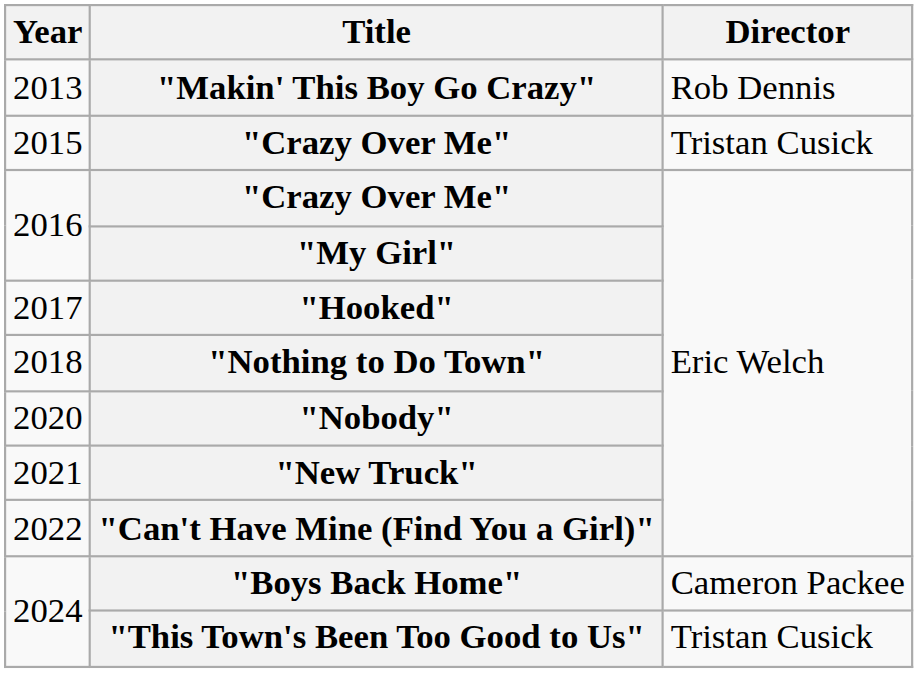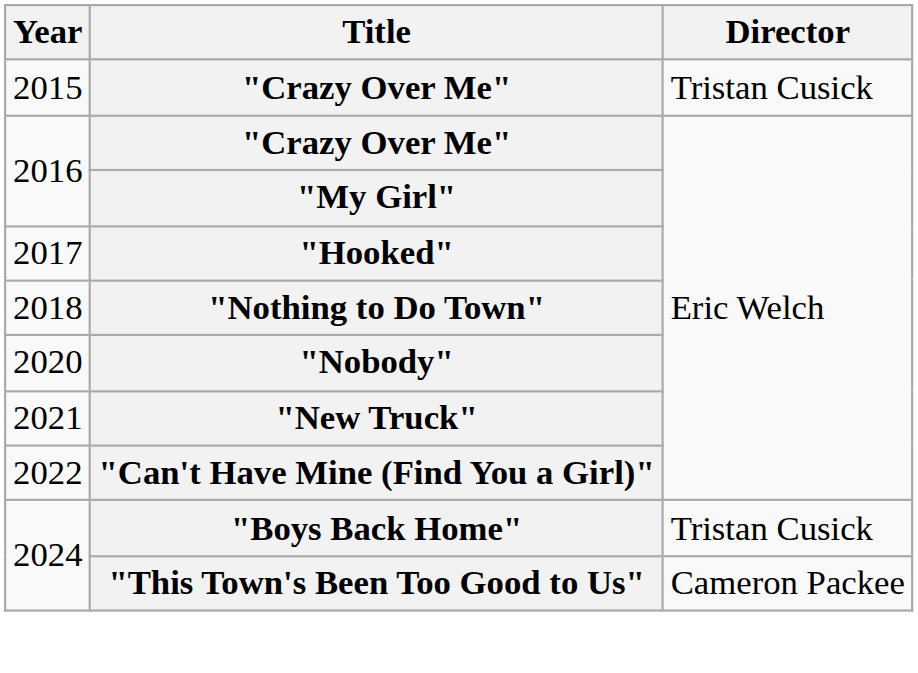- row: (48, 87)
(788, 582) Cameron Packee -> (772, 527) Tristan Cusick
(772, 637) Tristan Cusick -> (788, 582) Cameron Packee
